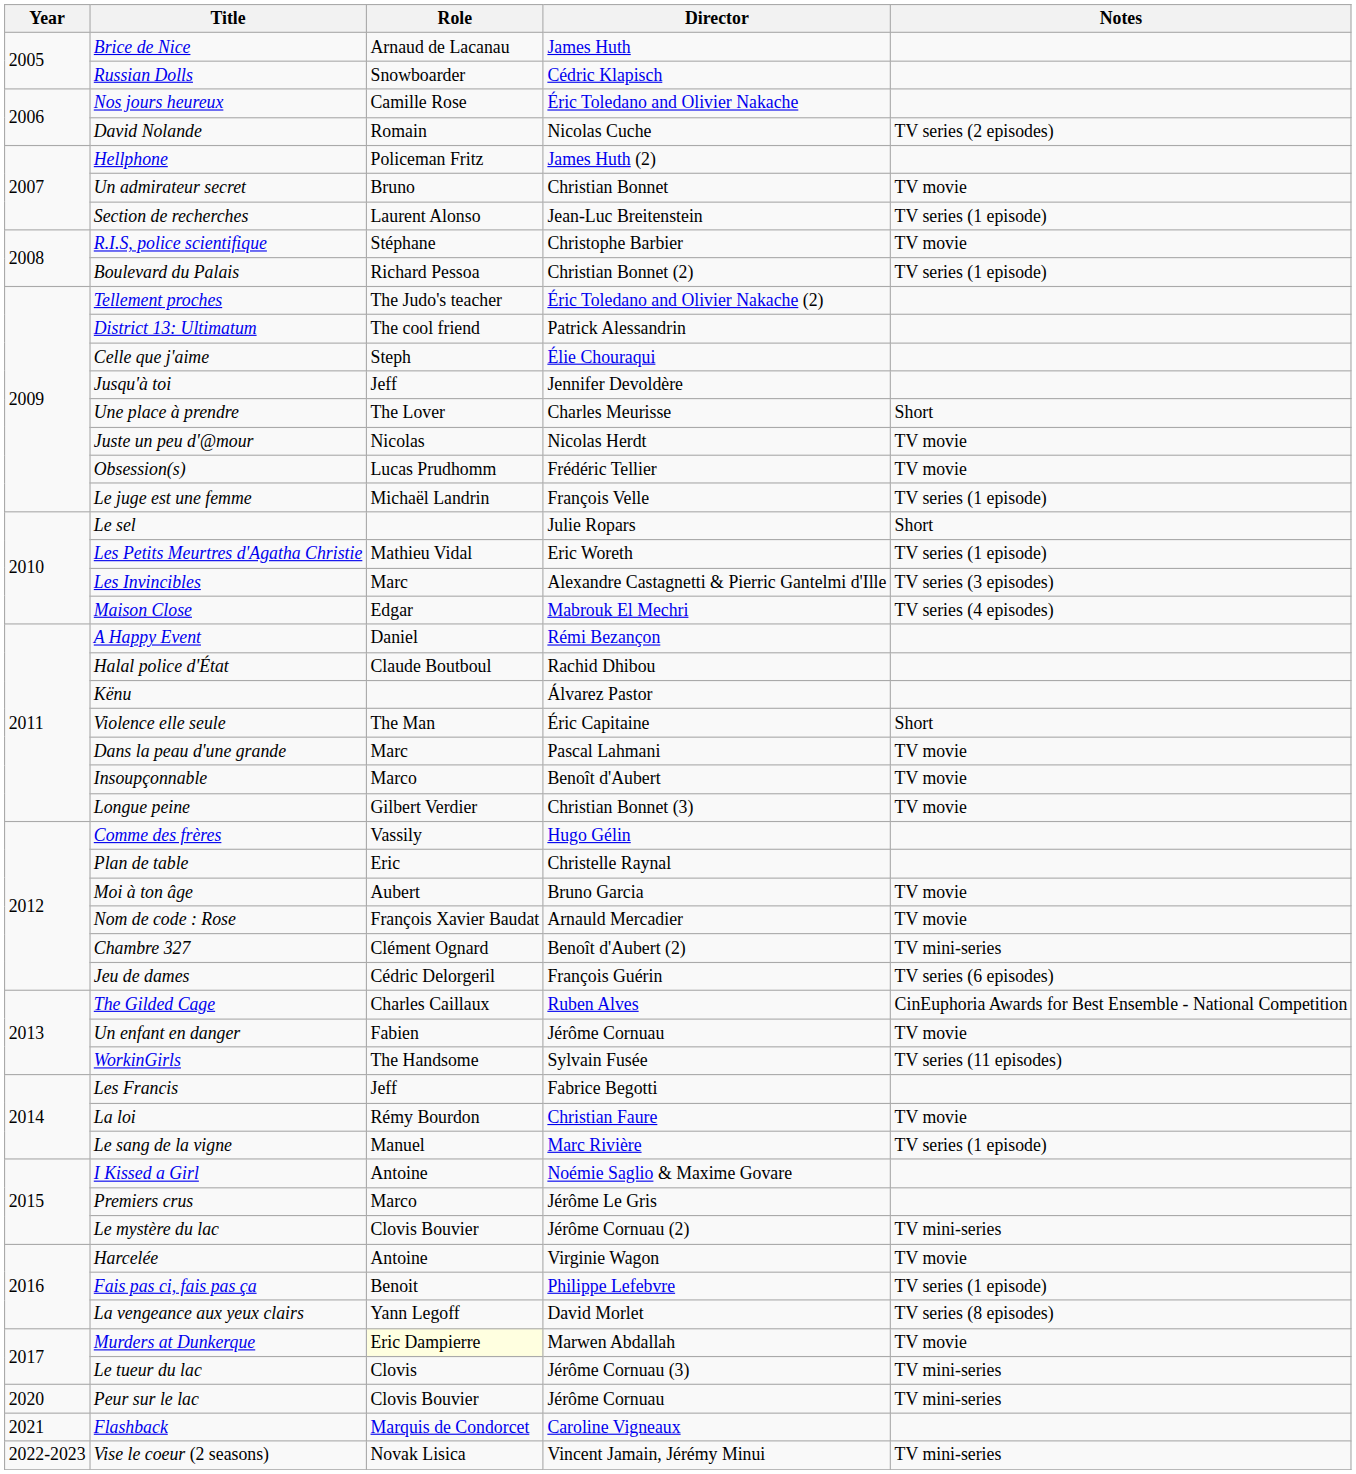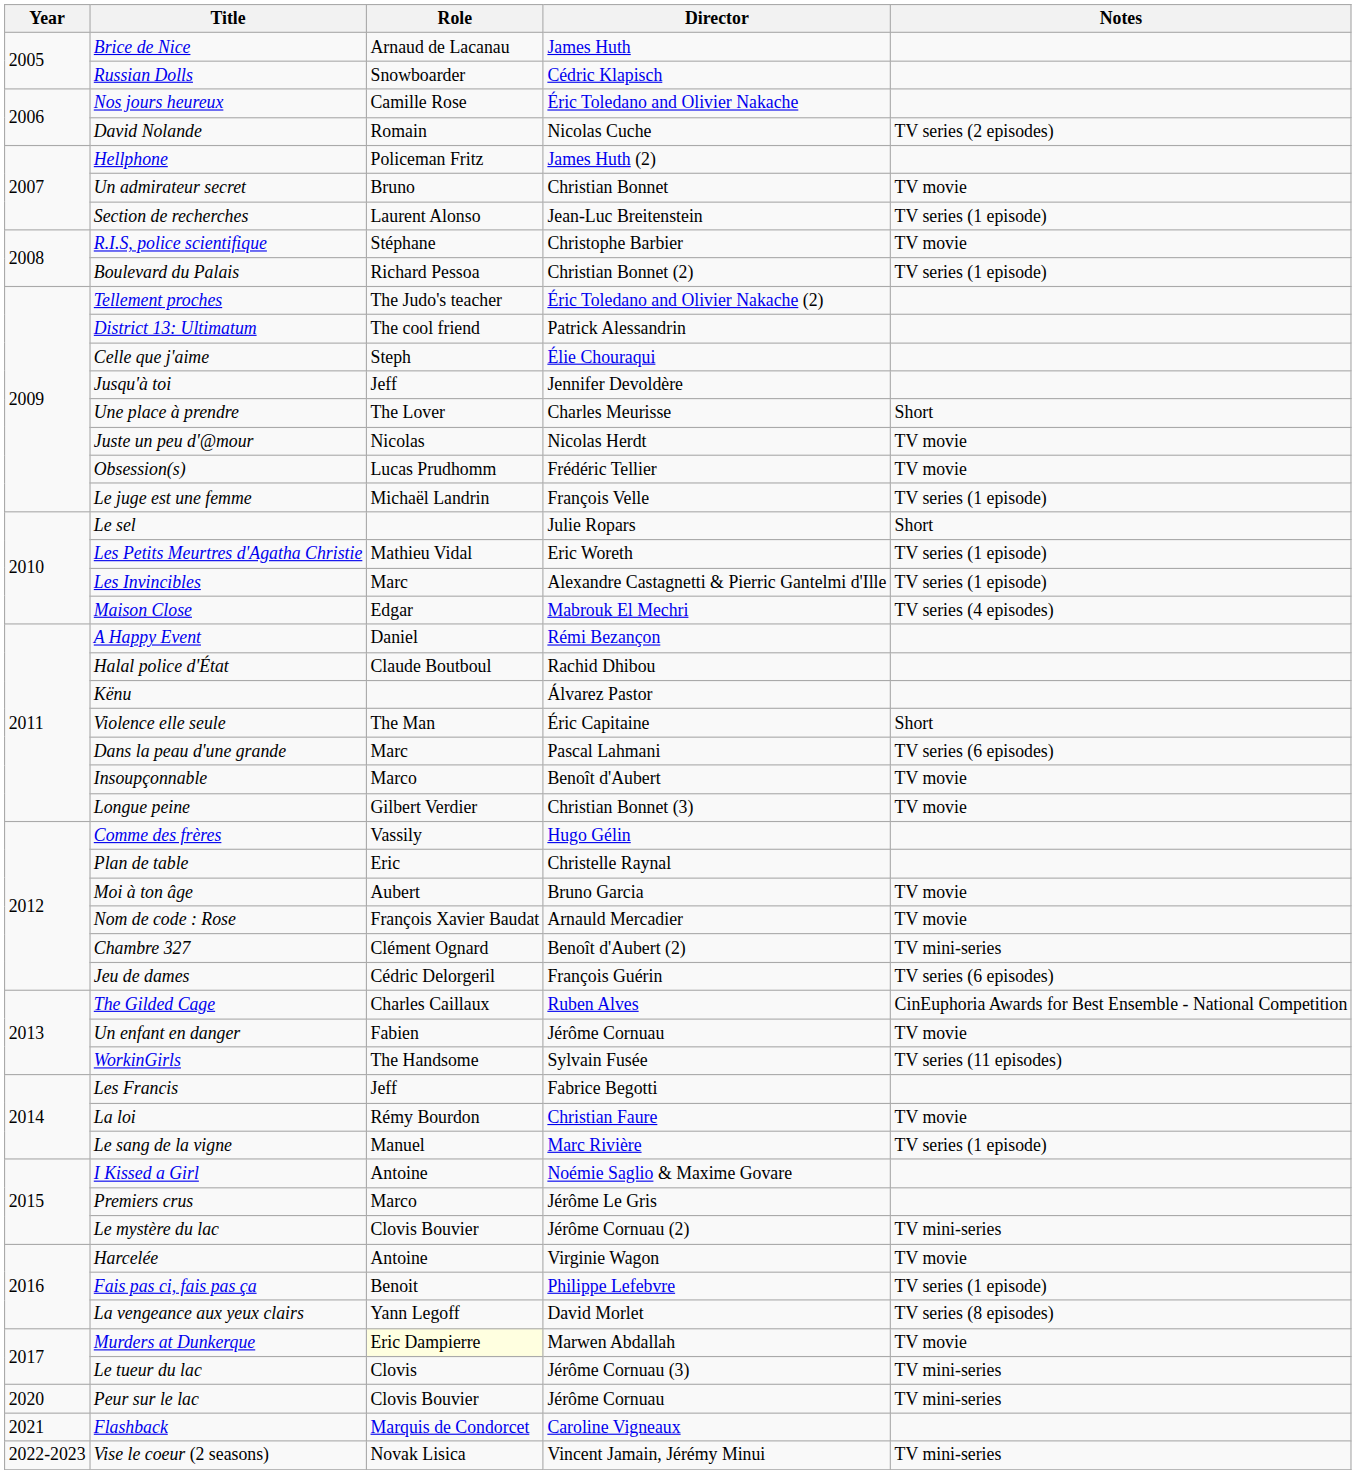(974, 581) TV series (3 episodes) -> (971, 581) TV series (1 episode)
(931, 750) TV movie -> (974, 750) TV series (6 episodes)
